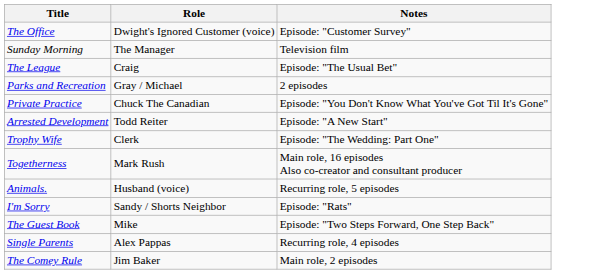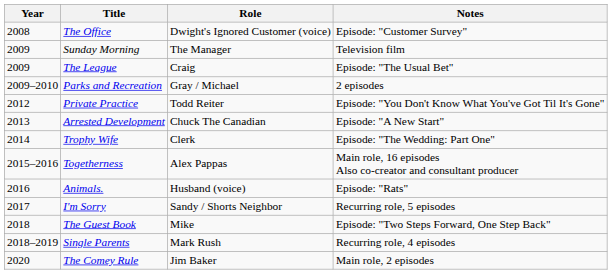+ column: (33, 13)
(162, 103) Chuck The Canadian -> (197, 103) Todd Reiter
(141, 121) Todd Reiter -> (218, 121) Chuck The Canadian
(139, 164) Mark Rush -> (199, 164) Alex Pappas
(339, 188) Recurring role, 5 episodes -> (372, 188) Episode: "Rats"
(316, 206) Episode: "Rats" -> (396, 206) Recurring role, 5 episodes
(142, 242) Alex Pappas -> (195, 242) Mark Rush
